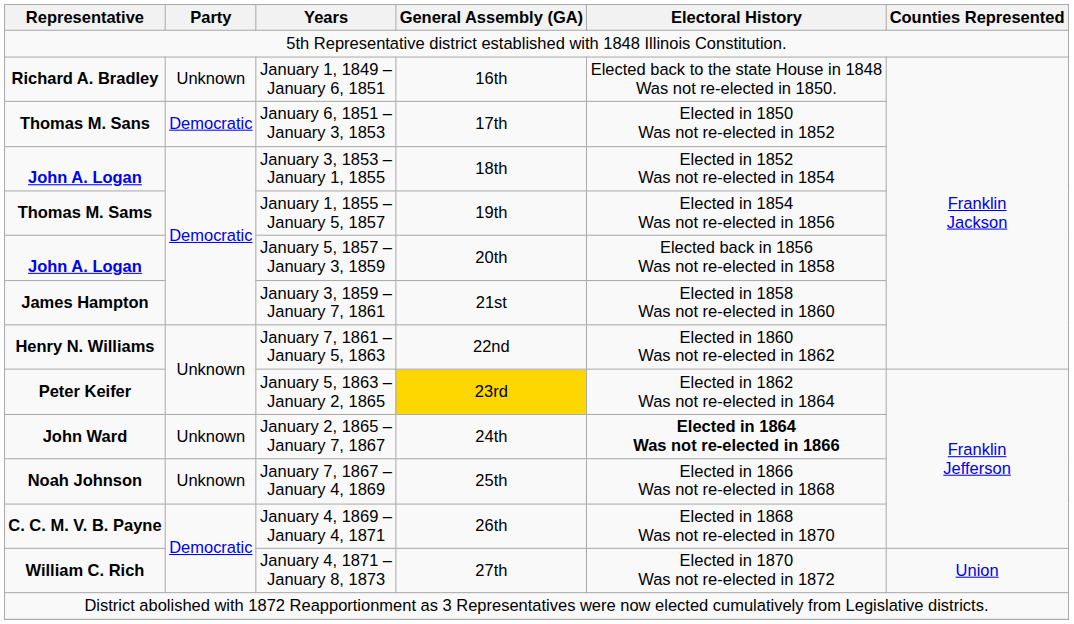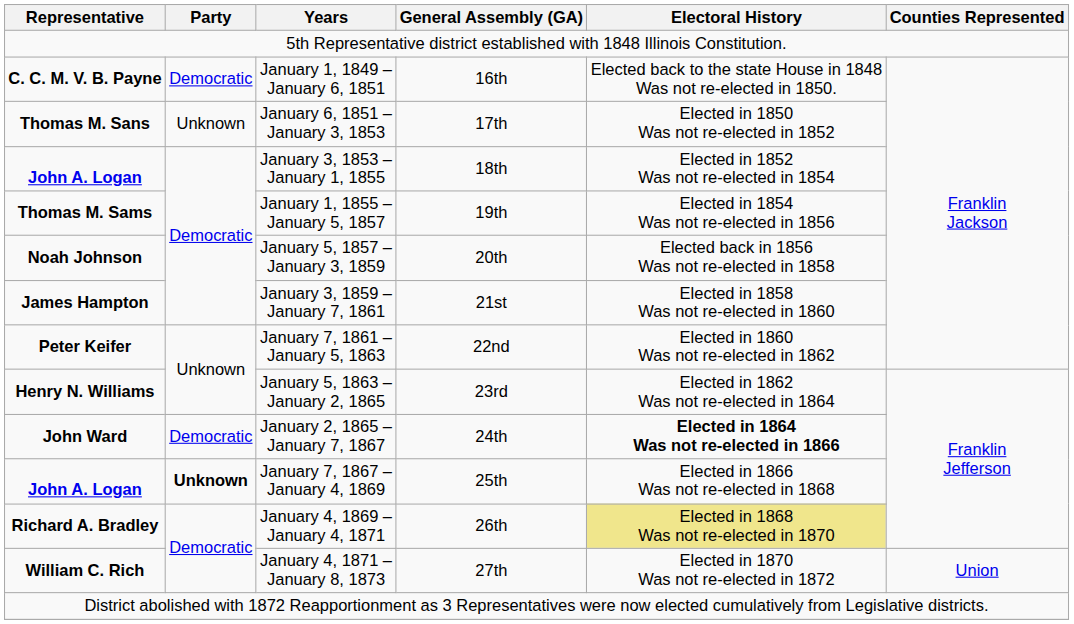(85, 79) Richard A. Bradley -> (85, 79) C. C. M. V. B. Payne
(211, 79) Unknown -> (211, 79) Democratic
(211, 123) Democratic -> (211, 123) Unknown
(85, 267) John A. Logan -> (85, 257) Noah Johnson
(85, 347) Henry N. Williams -> (85, 347) Peter Keifer
(85, 391) Peter Keifer -> (85, 391) Henry N. Williams
(491, 391) gold background -> (491, 391) no background
(211, 436) Unknown -> (211, 436) Democratic
(85, 481) Noah Johnson -> (85, 490) John A. Logan
(211, 481) normal -> (211, 481) bold
(85, 525) C. C. M. V. B. Payne -> (85, 525) Richard A. Bradley
(736, 525) no background -> (736, 525) khaki background
